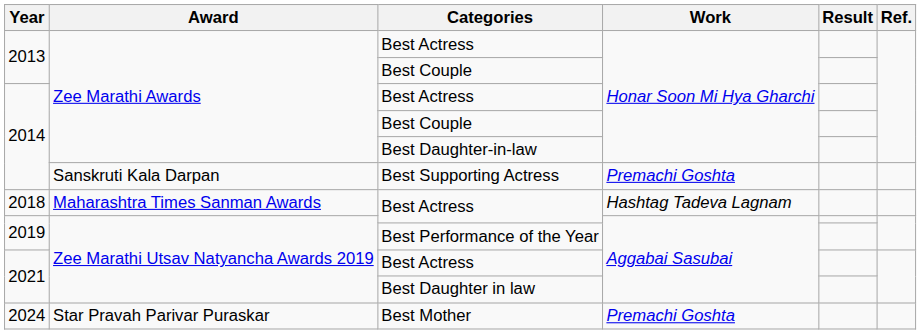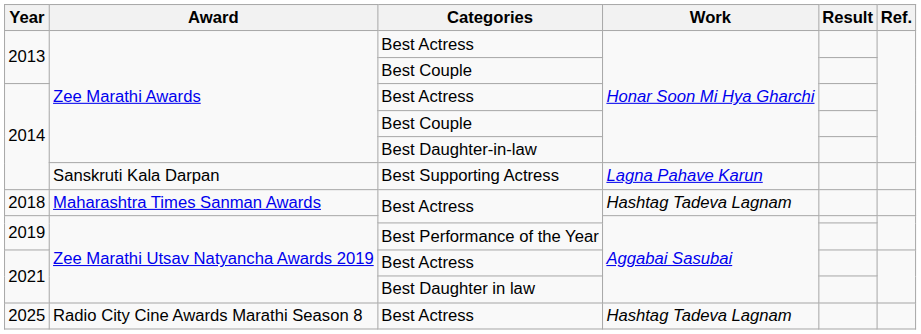(671, 176) Premachi Goshta -> (685, 176) Lagna Pahave Karun
- row: (27, 315)
+ row: (27, 315)
